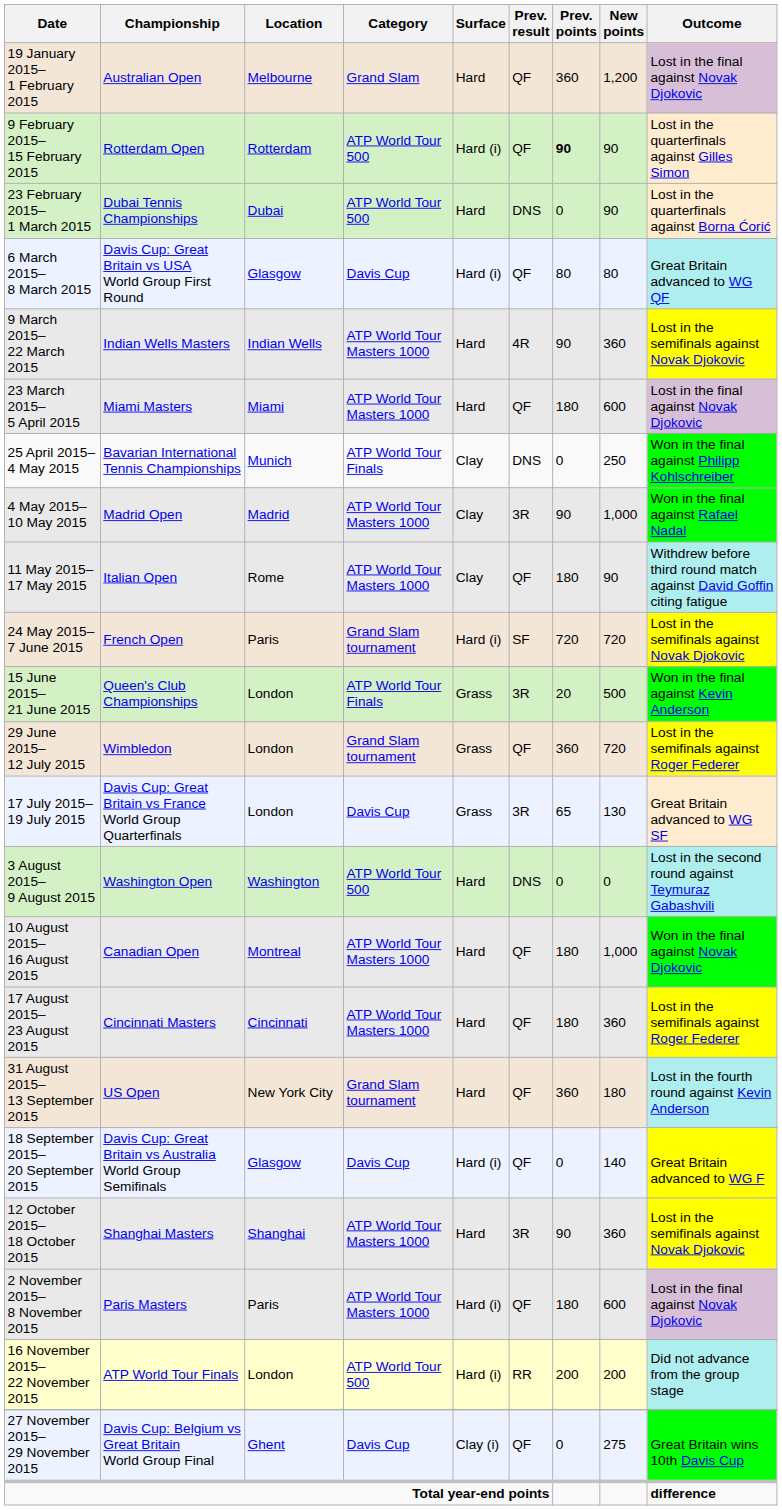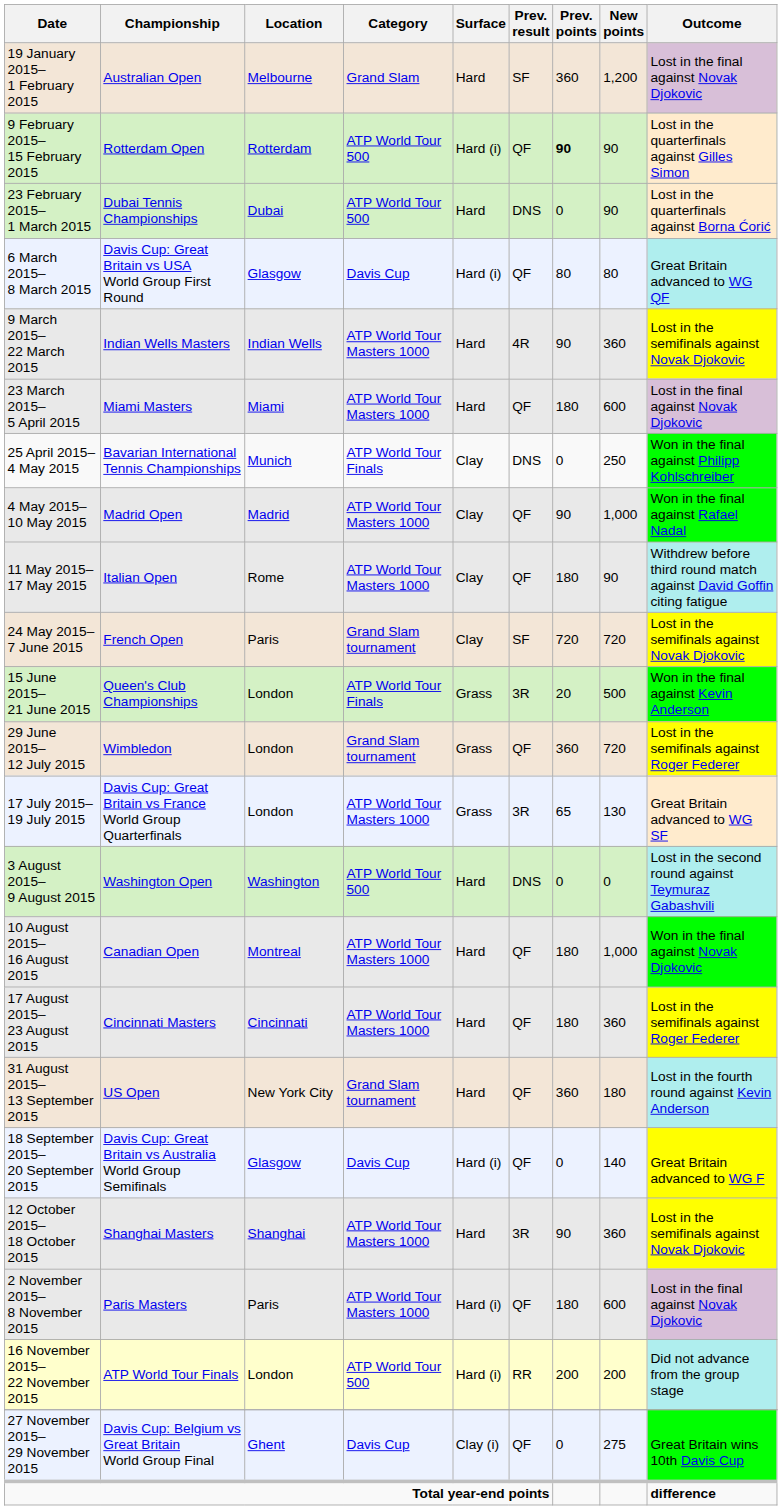(522, 78) QF -> (521, 78) SF
(521, 515) 3R -> (522, 515) QF
(479, 640) Hard (i) -> (469, 640) Clay
(378, 811) Davis Cup -> (394, 811) ATP World Tour Masters 1000
